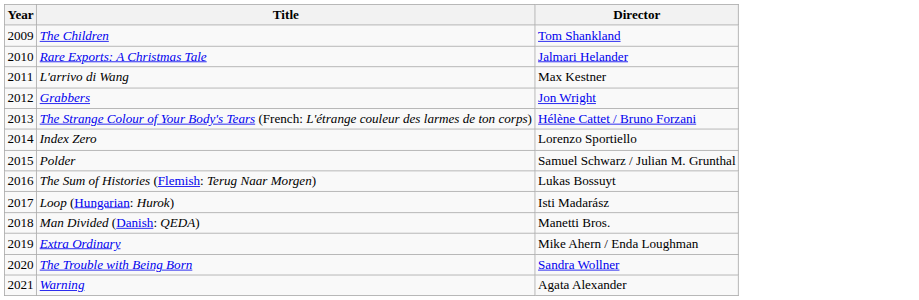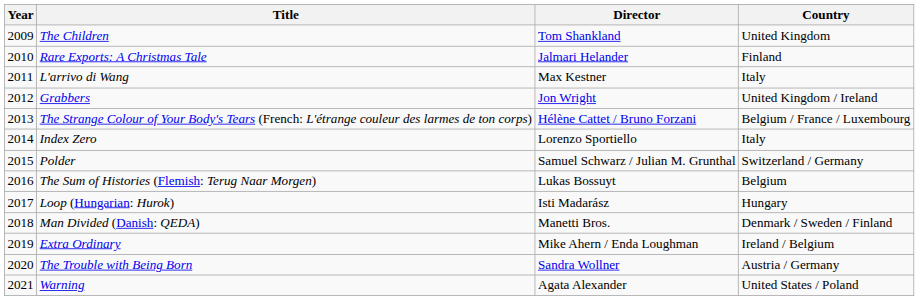+ column: (826, 14)
